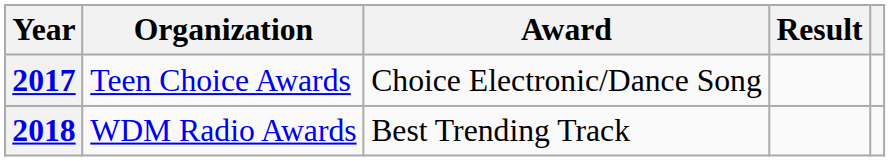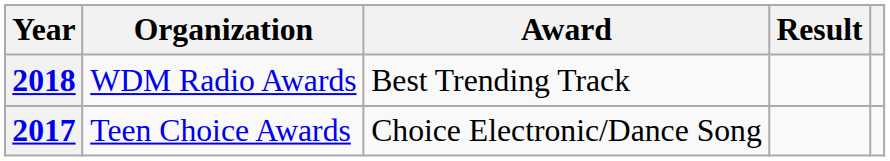rows swapped: (44, 79) <-> (44, 130)
